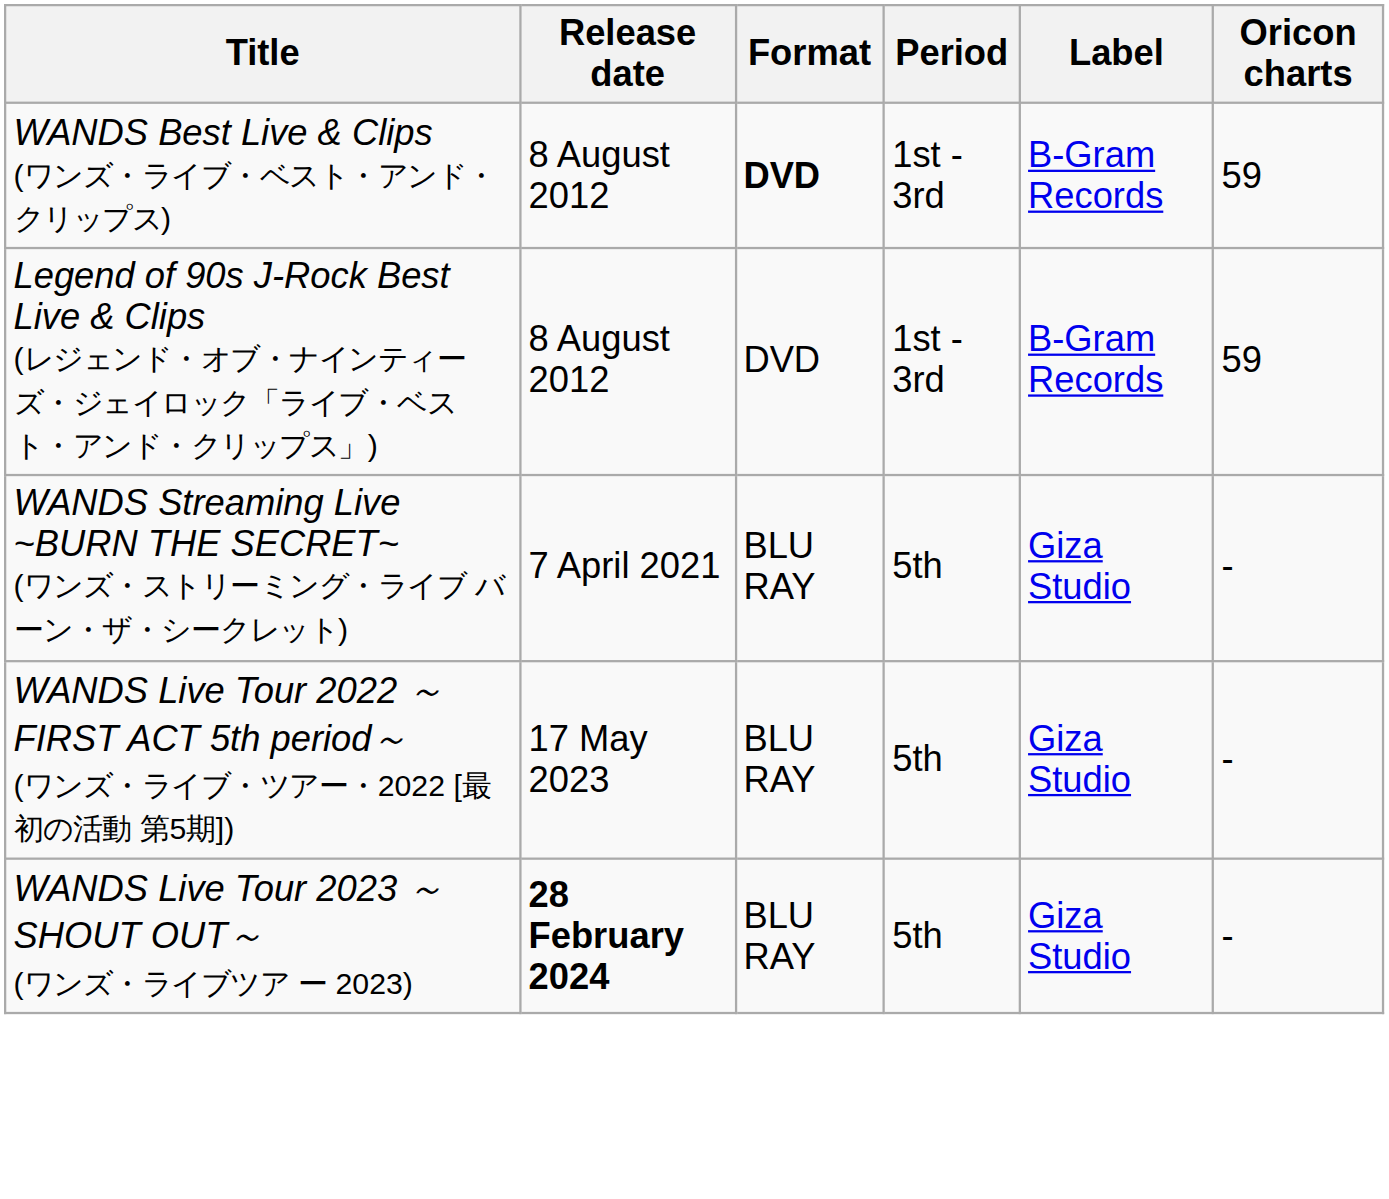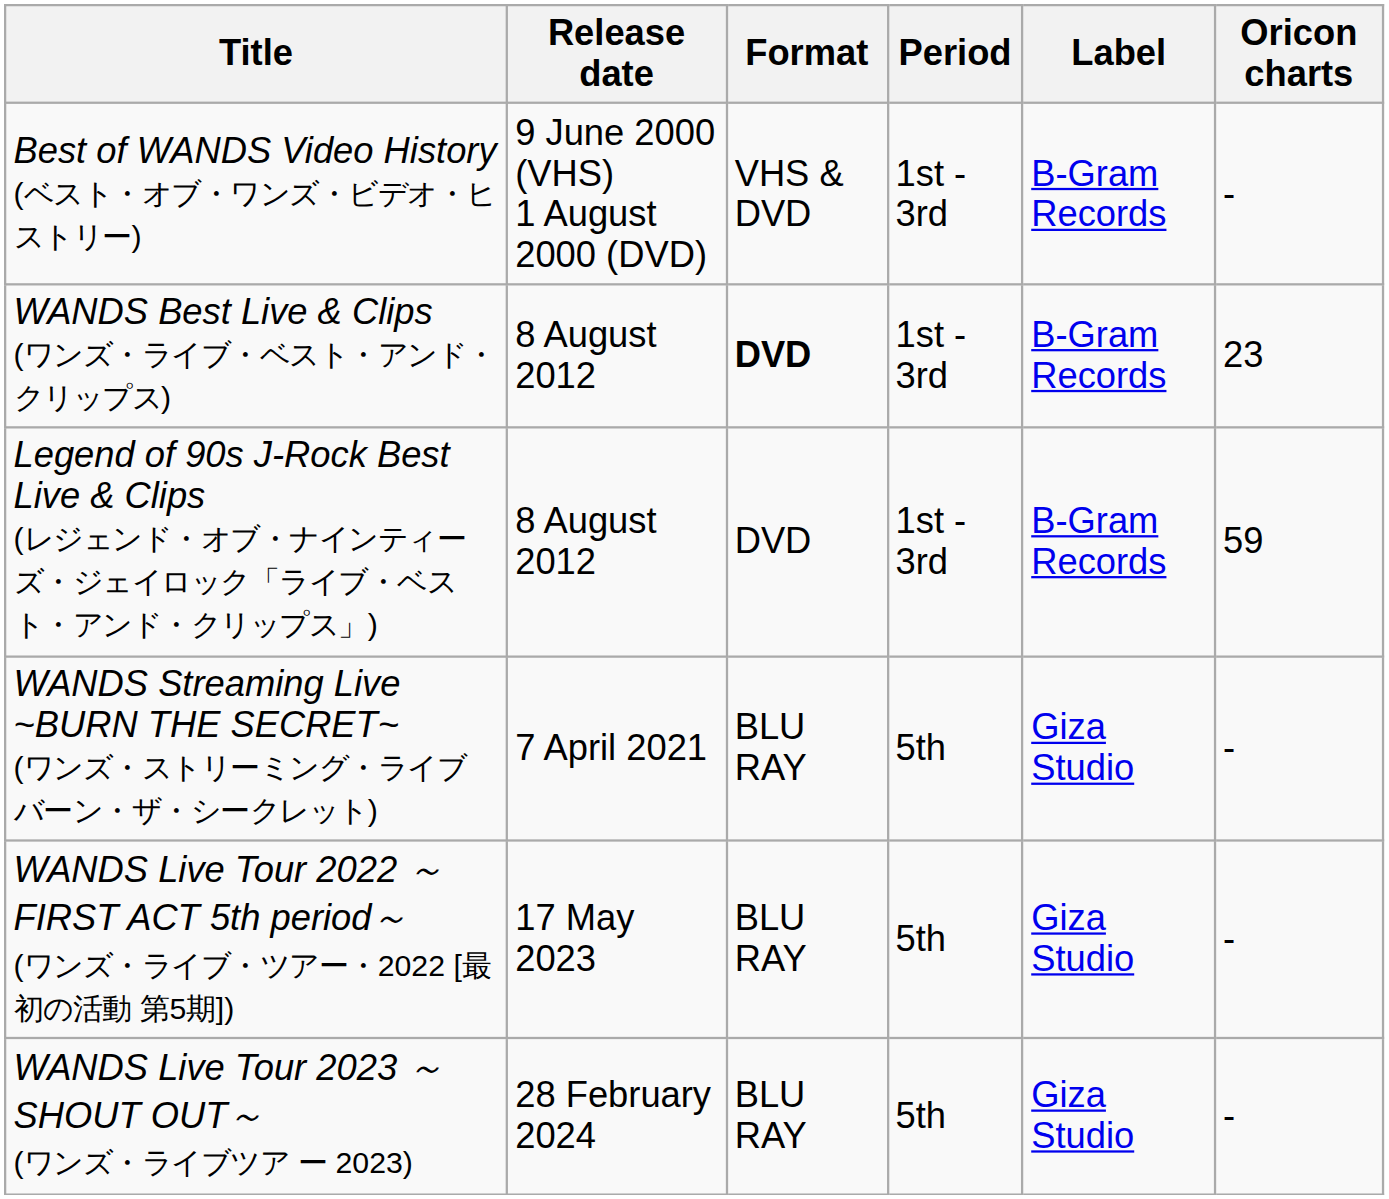+ row: (255, 191)
(1242, 174) 59 -> (1243, 355) 23
(606, 935) bold -> (613, 1115) normal
